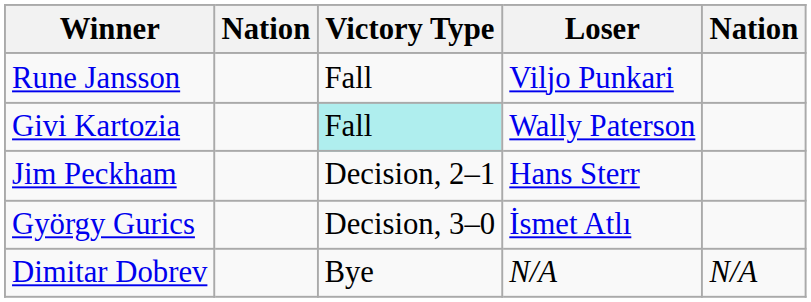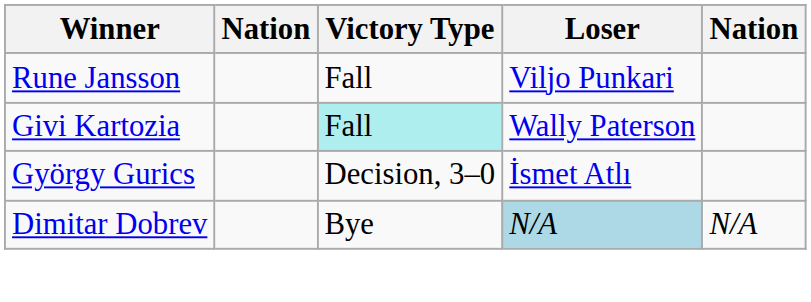- row: (94, 175)
(533, 272) no background -> (533, 223) lightblue background
